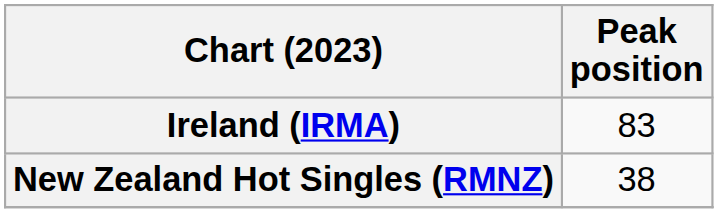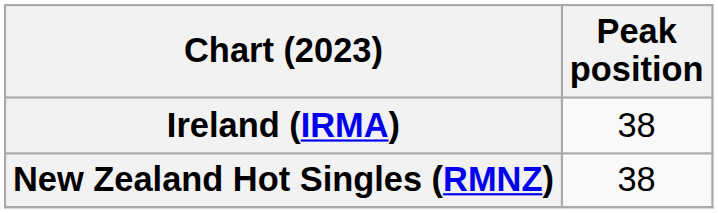(637, 125) 83 -> (637, 125) 38
